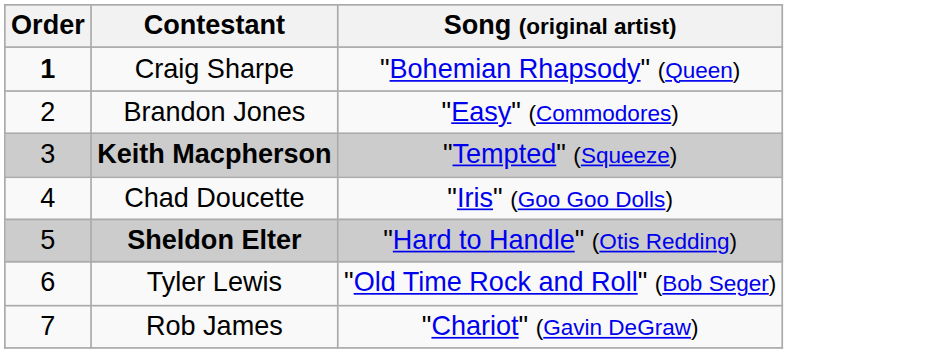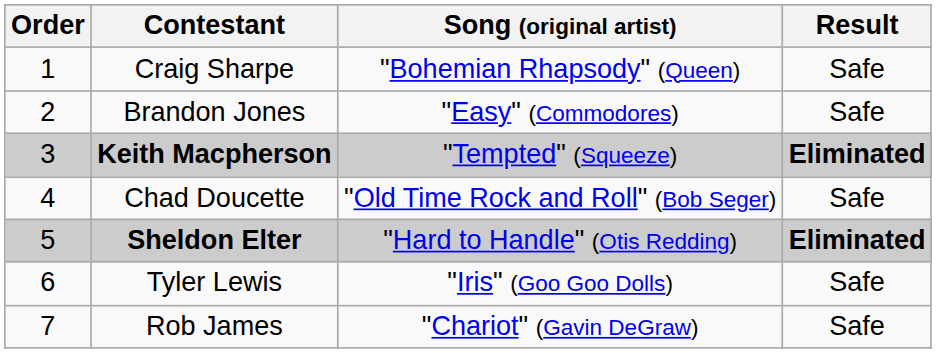+ column: (857, 25)
(48, 68) bold -> (48, 68) normal
(560, 197) "Iris" (Goo Goo Dolls) -> (560, 197) "Old Time Rock and Roll" (Bob Seger)
(560, 283) "Old Time Rock and Roll" (Bob Seger) -> (560, 283) "Iris" (Goo Goo Dolls)
